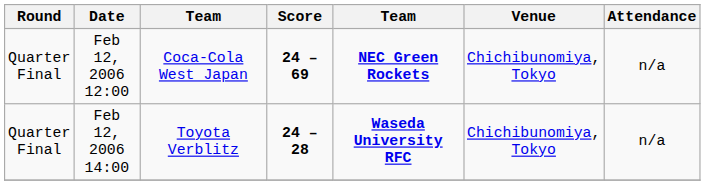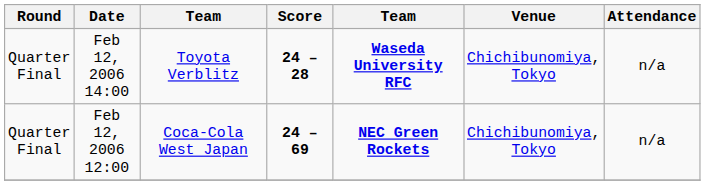rows swapped: (107, 66) <-> (107, 142)
